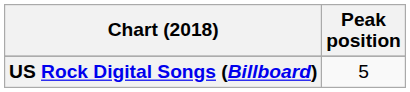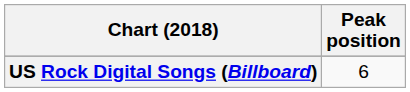(364, 71) 5 -> (364, 71) 6
